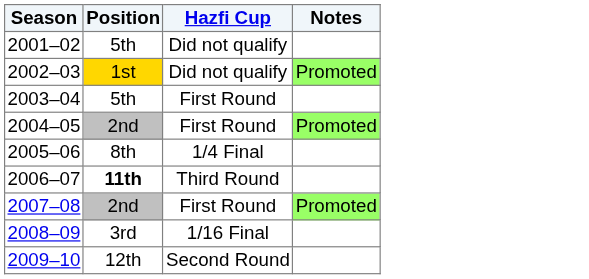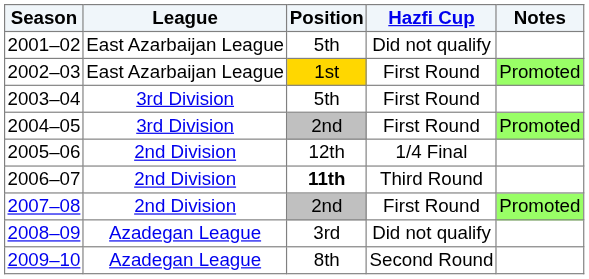+ column: (185, 17)
(228, 71) Did not qualify -> (431, 71) First Round
(123, 152) 8th -> (327, 152) 12th
(228, 233) 1/16 Final -> (431, 233) Did not qualify
(123, 260) 12th -> (327, 260) 8th
